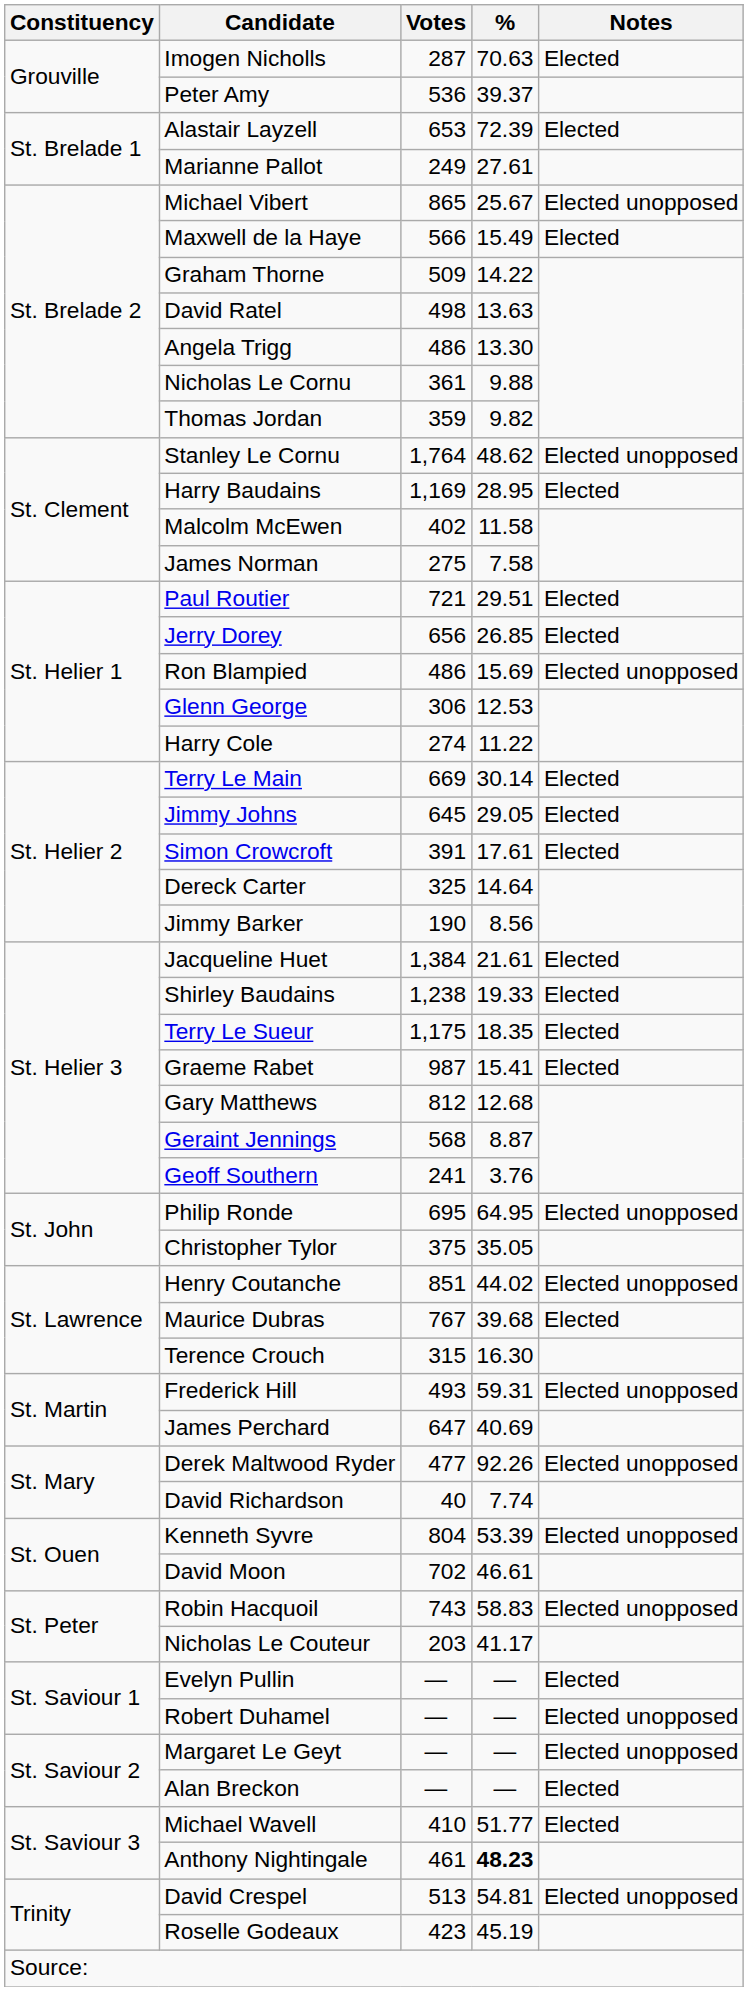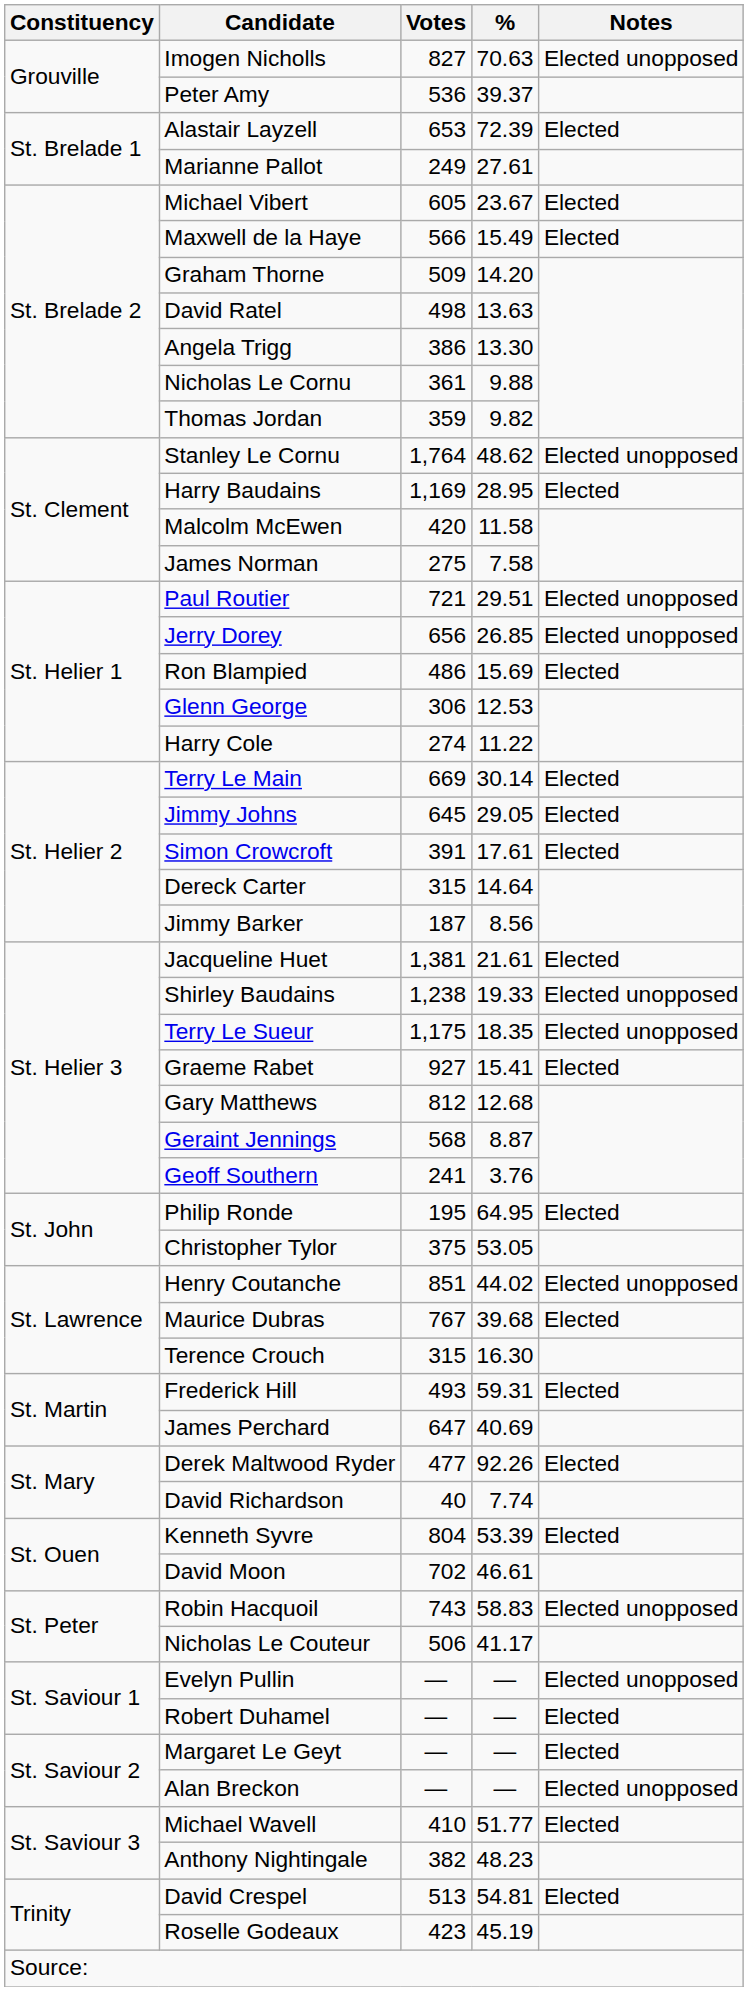(447, 58) 287 -> (447, 58) 827
(582, 58) Elected -> (641, 58) Elected unopposed
(447, 202) 865 -> (447, 202) 605
(505, 202) 25.67 -> (505, 202) 23.67
(641, 202) Elected unopposed -> (582, 202) Elected
(505, 274) 14.22 -> (505, 274) 14.20
(447, 346) 486 -> (447, 346) 386
(447, 526) 402 -> (447, 526) 420
(582, 599) Elected -> (641, 599) Elected unopposed
(582, 635) Elected -> (641, 635) Elected unopposed
(641, 671) Elected unopposed -> (582, 671) Elected
(447, 887) 325 -> (447, 887) 315
(447, 923) 190 -> (447, 923) 187
(438, 959) 1,384 -> (438, 959) 1,381
(582, 995) Elected -> (641, 995) Elected unopposed
(582, 1031) Elected -> (641, 1031) Elected unopposed
(447, 1067) 987 -> (447, 1067) 927
(447, 1211) 695 -> (447, 1211) 195
(641, 1211) Elected unopposed -> (582, 1211) Elected
(505, 1247) 35.05 -> (505, 1247) 53.05
(641, 1391) Elected unopposed -> (582, 1391) Elected
(641, 1463) Elected unopposed -> (582, 1463) Elected
(641, 1535) Elected unopposed -> (582, 1535) Elected
(447, 1643) 203 -> (447, 1643) 506
(582, 1680) Elected -> (641, 1680) Elected unopposed
(641, 1716) Elected unopposed -> (582, 1716) Elected
(641, 1752) Elected unopposed -> (582, 1752) Elected
(582, 1788) Elected -> (641, 1788) Elected unopposed
(447, 1860) 461 -> (447, 1860) 382
(505, 1860) bold -> (505, 1860) normal
(641, 1896) Elected unopposed -> (582, 1896) Elected
